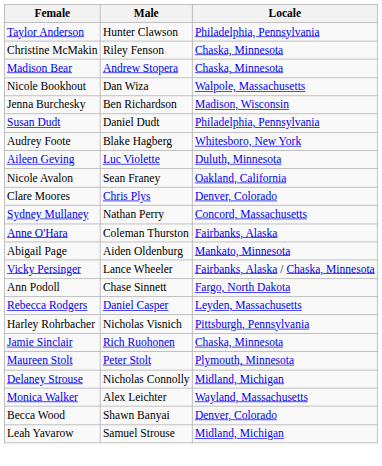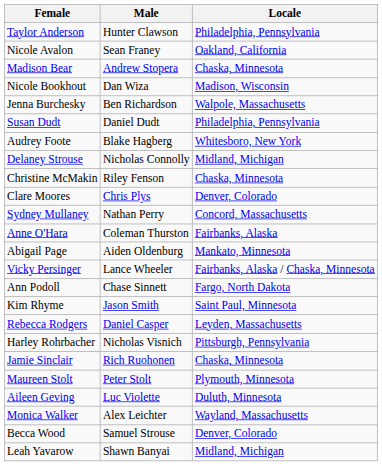rows swapped: (40, 178) <-> (52, 50)
(250, 86) Walpole, Massachusetts -> (242, 86) Madison, Wisconsin
(242, 104) Madison, Wisconsin -> (250, 104) Walpole, Massachusetts
rows swapped: (41, 159) <-> (45, 379)
+ row: (35, 305)
(136, 415) Shawn Banyai -> (139, 433) Samuel Strouse
(139, 433) Samuel Strouse -> (136, 452) Shawn Banyai
